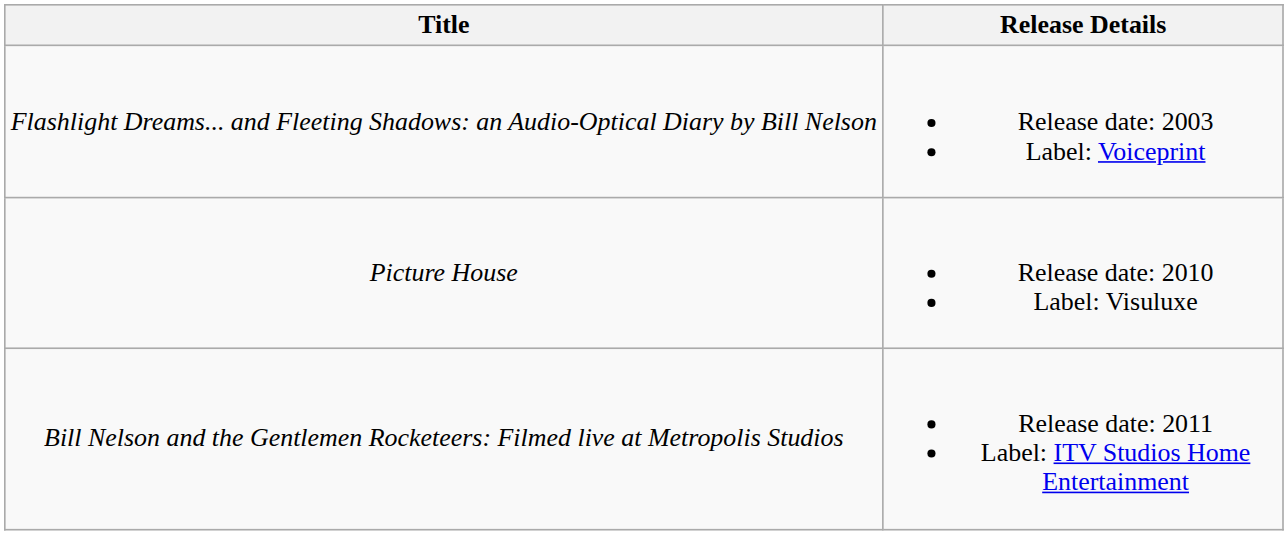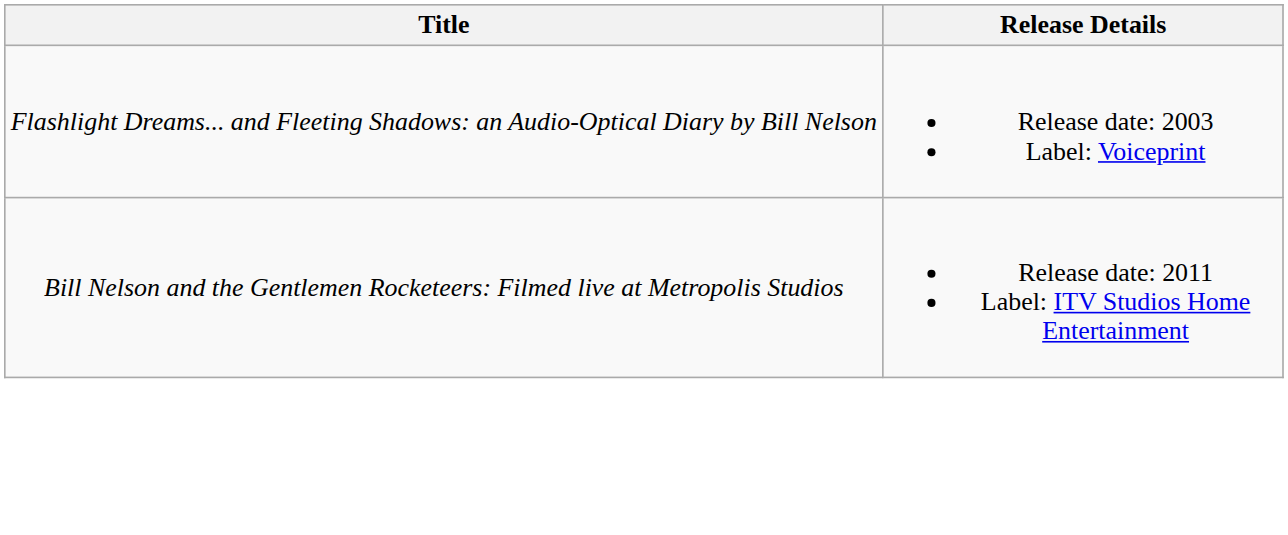- row: (444, 272)
